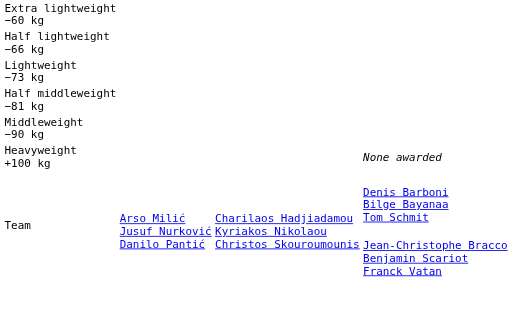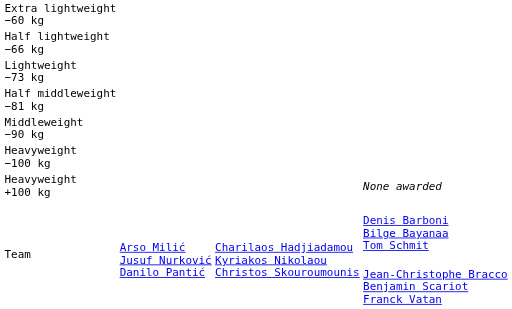+ row: (41, 157)
